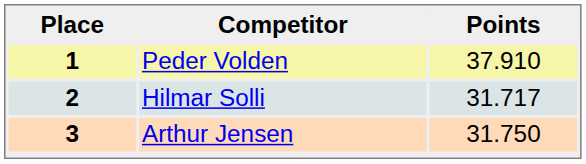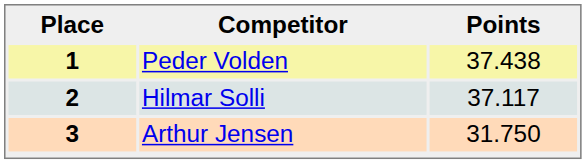(503, 61) 37.910 -> (503, 61) 37.438
(503, 97) 31.717 -> (503, 97) 37.117
